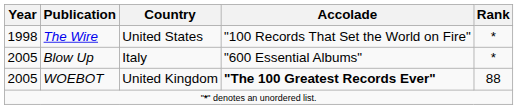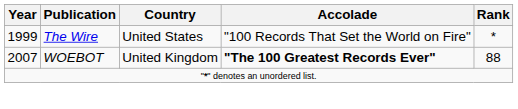(22, 36) 1998 -> (22, 36) 1999
- row: (69, 57)
(22, 79) 2005 -> (22, 57) 2007
